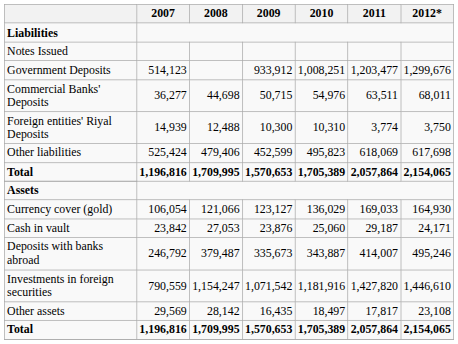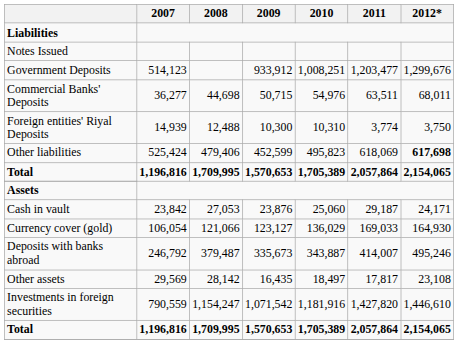(432, 153) normal -> (432, 153) bold
rows swapped: (60, 209) <-> (38, 228)
rows swapped: (60, 285) <-> (36, 311)
